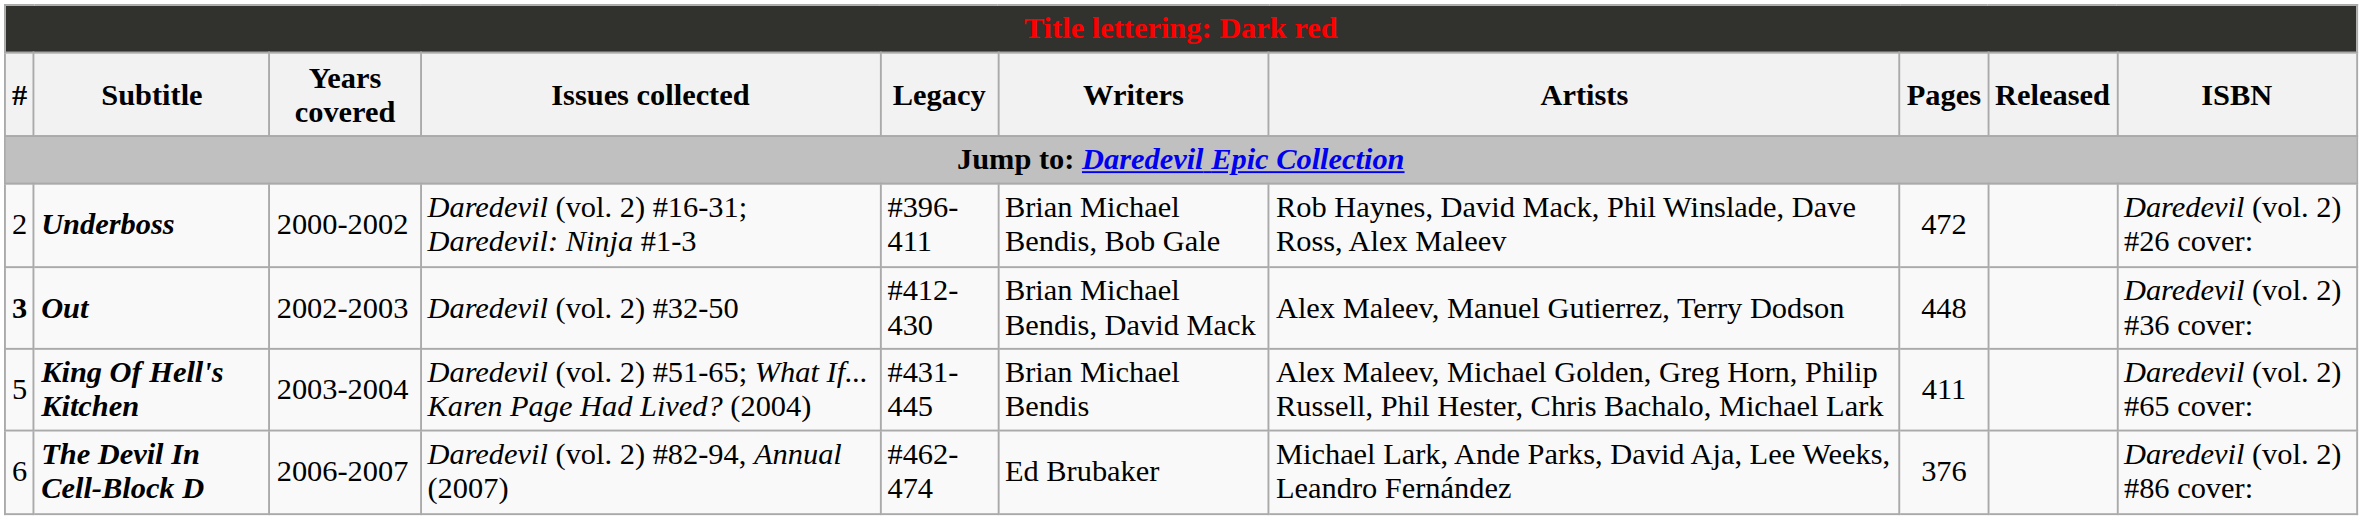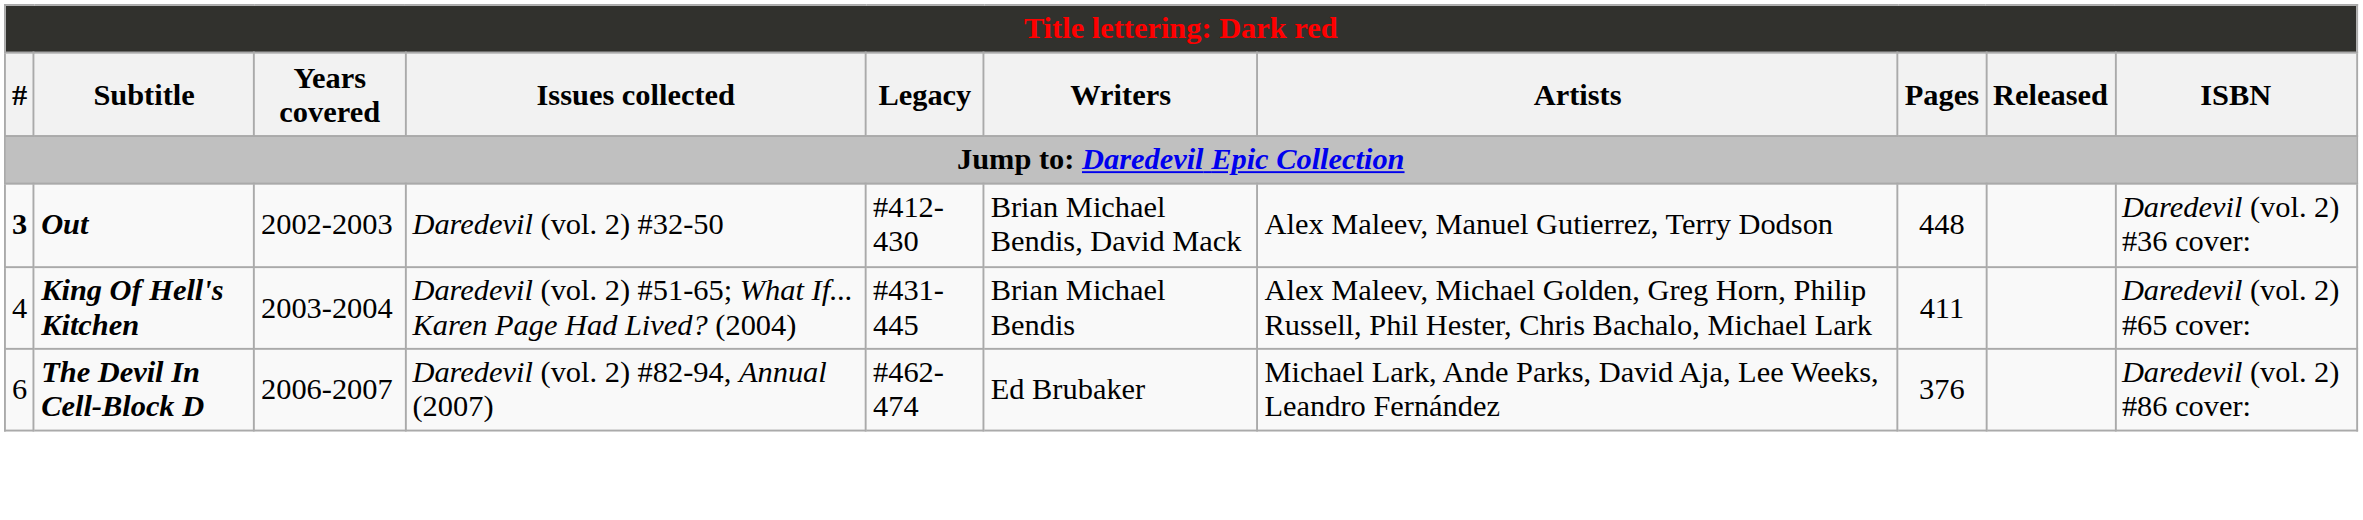- row: (108, 224)
(20, 389) 5 -> (20, 306) 4
